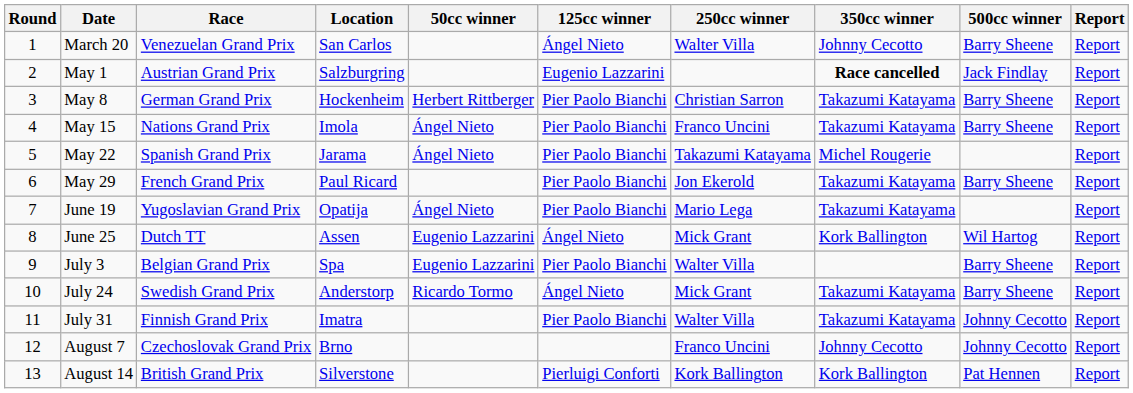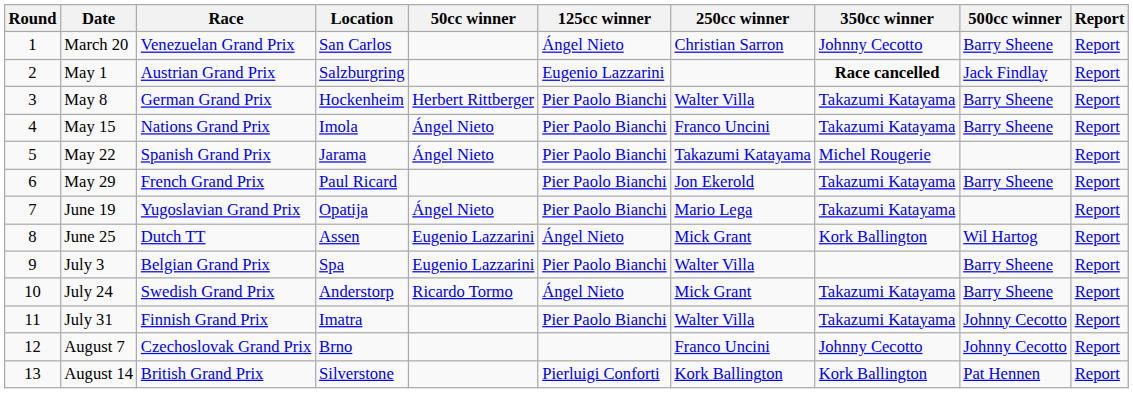(714, 45) Walter Villa -> (729, 45) Christian Sarron
(729, 99) Christian Sarron -> (714, 99) Walter Villa
